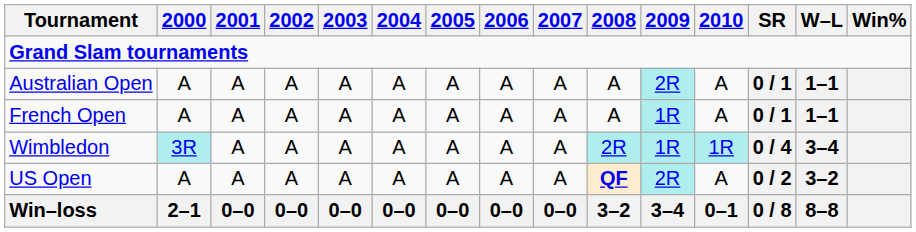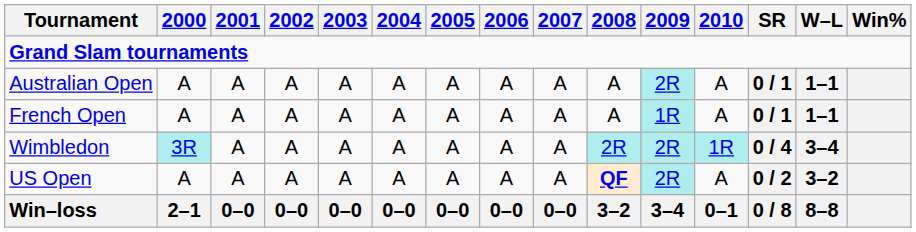(668, 147) 1R -> (668, 147) 2R
